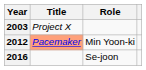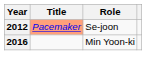- row: (17, 27)
(110, 42) Min Yoon-ki -> (102, 27) Se-joon
(102, 57) Se-joon -> (110, 42) Min Yoon-ki
